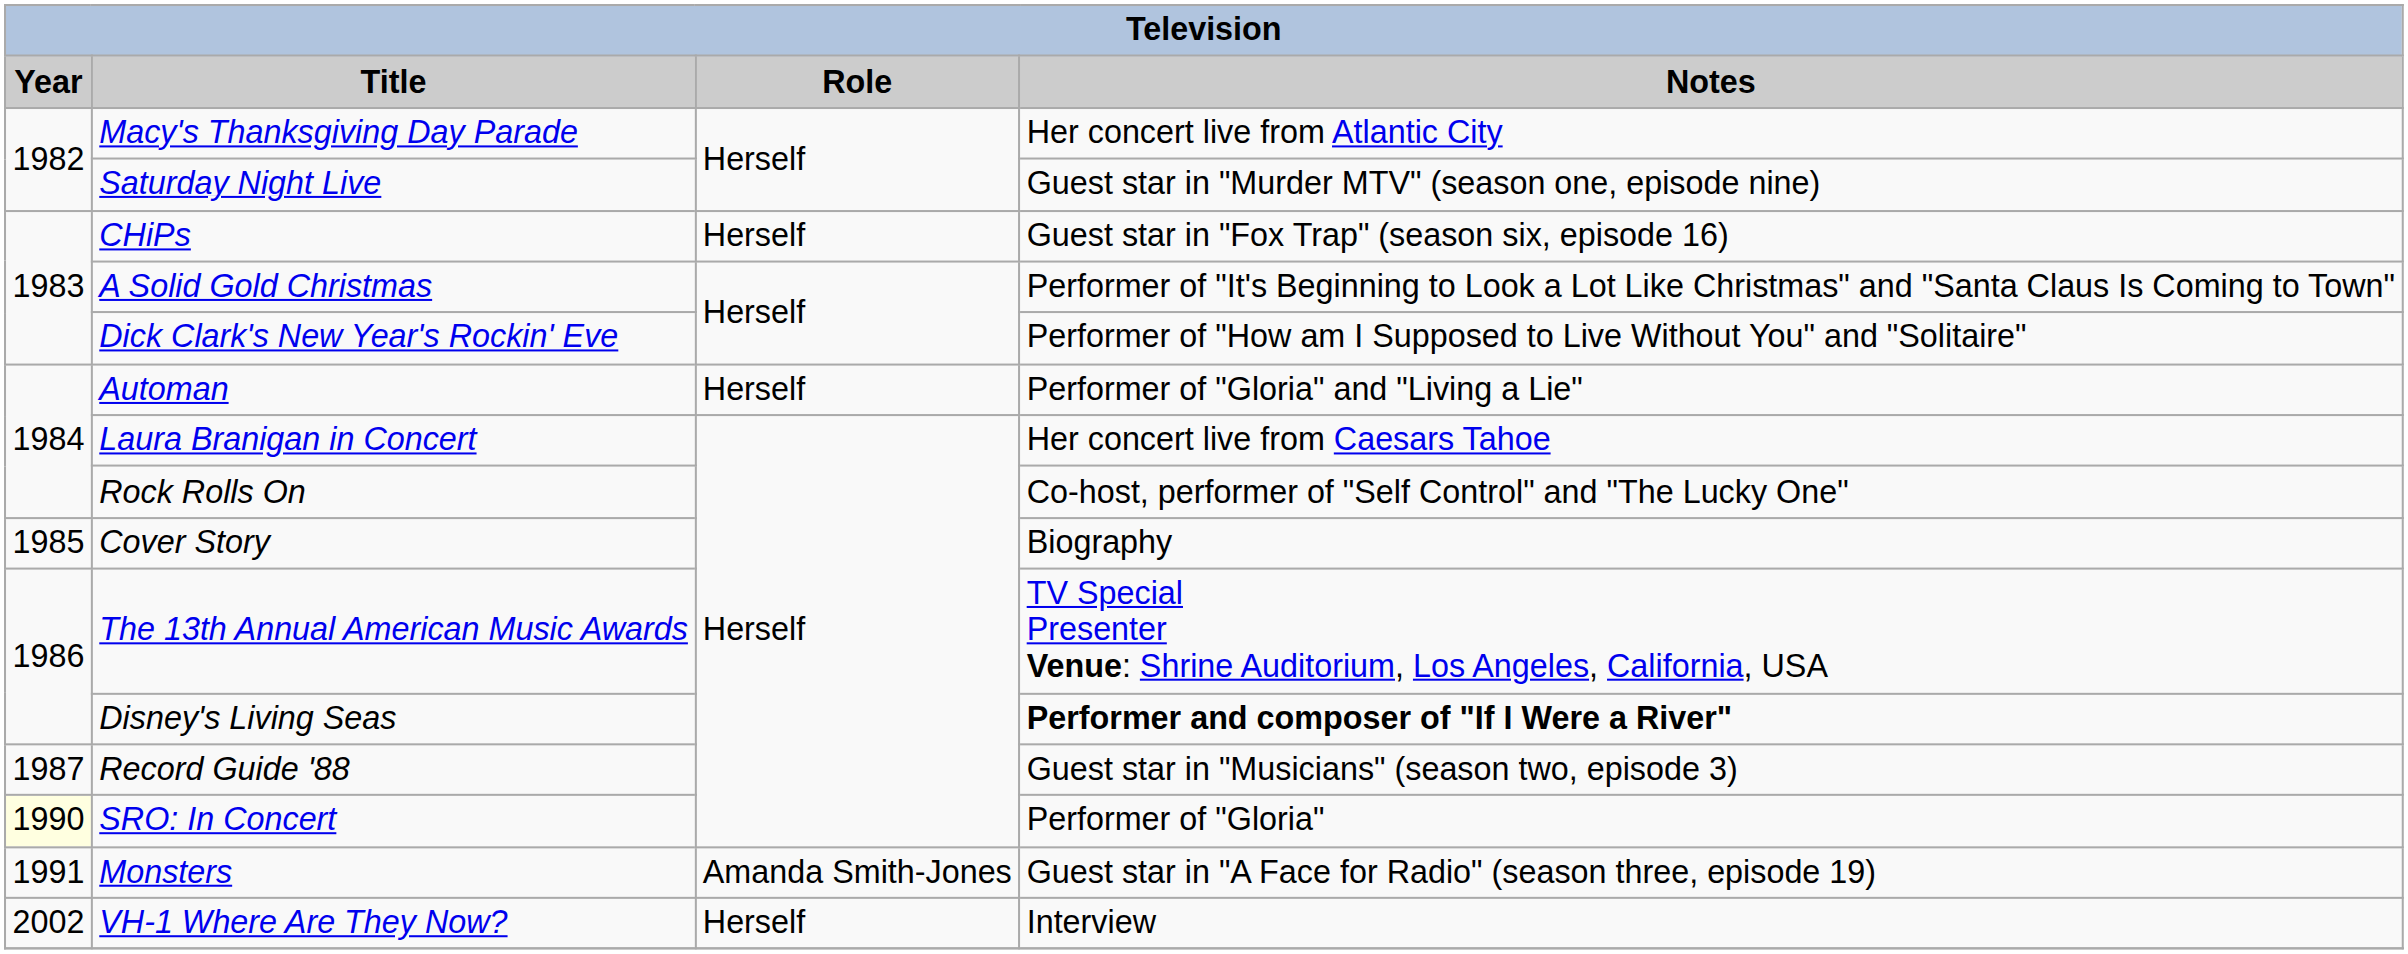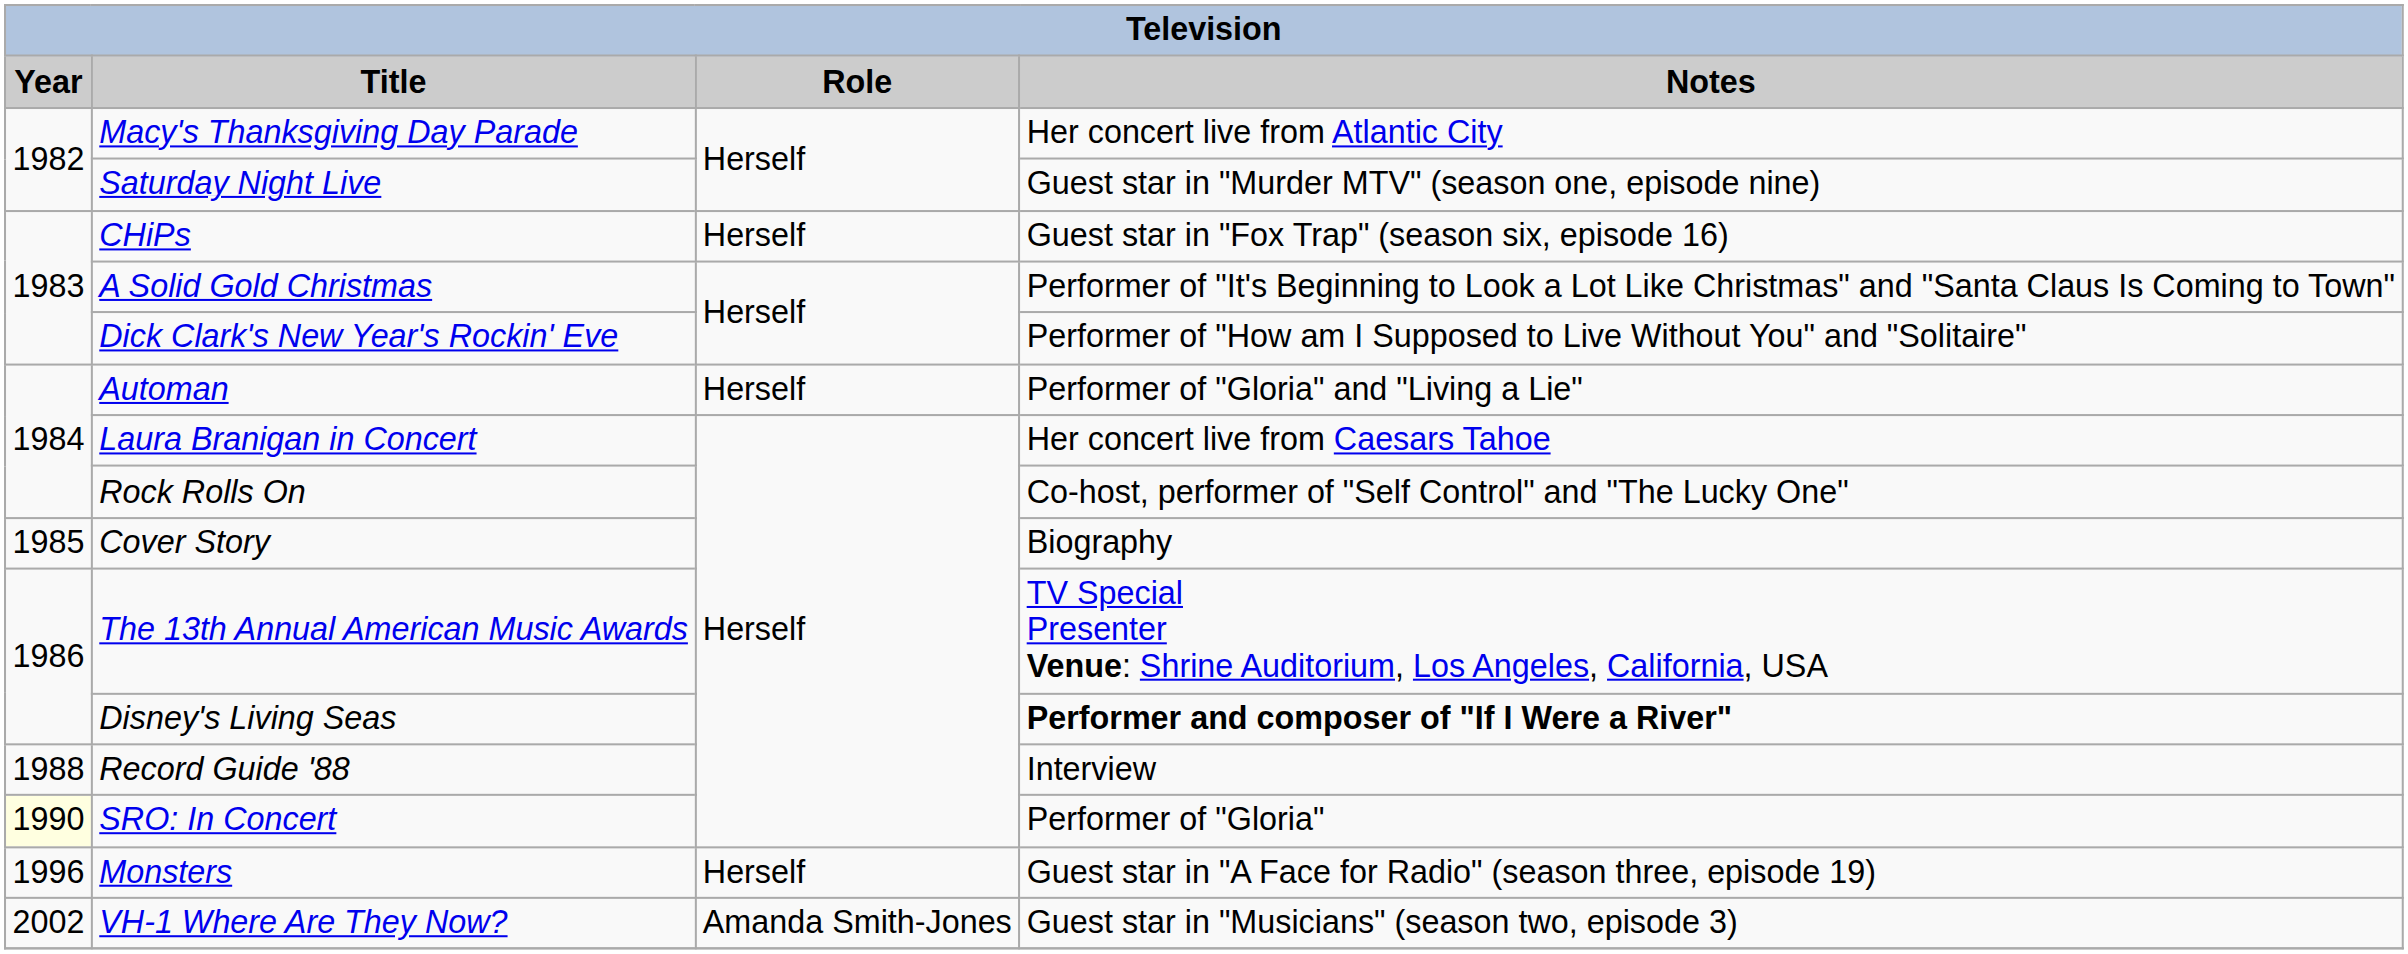(48, 769) 1987 -> (48, 769) 1988
(1382, 769) Guest star in "Musicians" (season two, episode 3) -> (1091, 769) Interview
(48, 871) 1991 -> (48, 871) 1996
(857, 871) Amanda Smith-Jones -> (754, 871) Herself
(754, 922) Herself -> (857, 922) Amanda Smith-Jones
(1091, 922) Interview -> (1382, 922) Guest star in "Musicians" (season two, episode 3)
